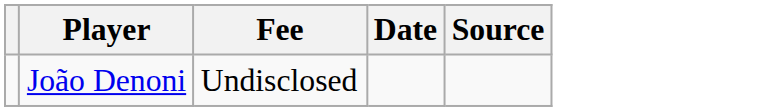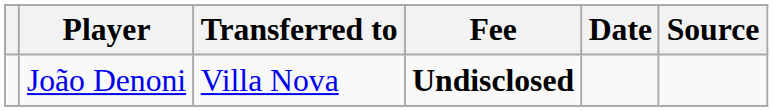+ column: (299, 29)
(279, 79) normal -> (493, 79) bold
